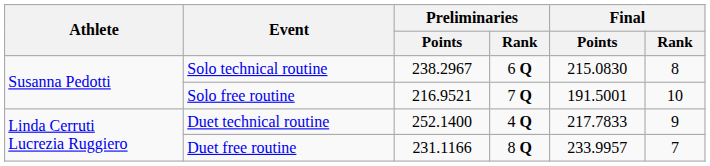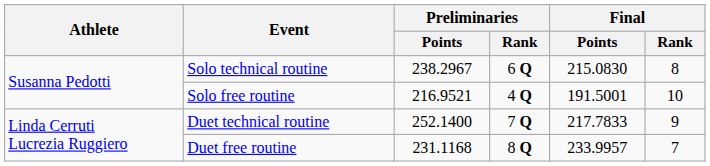(520, 95) 7 Q -> (520, 95) 4 Q
(520, 122) 4 Q -> (520, 122) 7 Q
(442, 148) 231.1166 -> (442, 148) 231.1168
